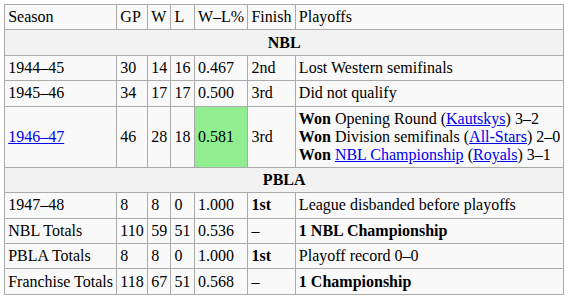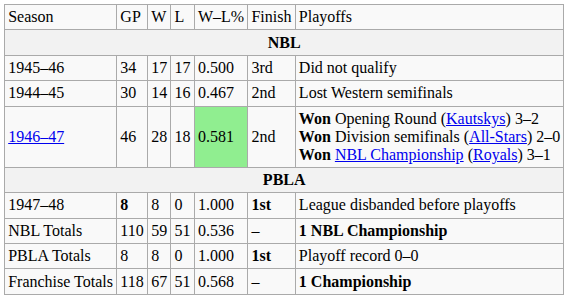rows swapped: (36, 67) <-> (36, 93)
(262, 136) 3rd -> (263, 136) 2nd
(124, 205) normal -> (124, 205) bold
